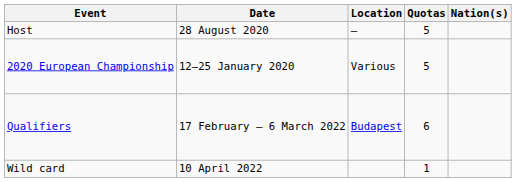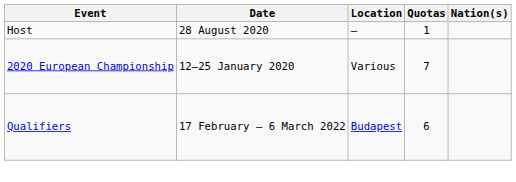(427, 30) 5 -> (427, 30) 1
(427, 66) 5 -> (427, 66) 7
- row: (36, 169)
